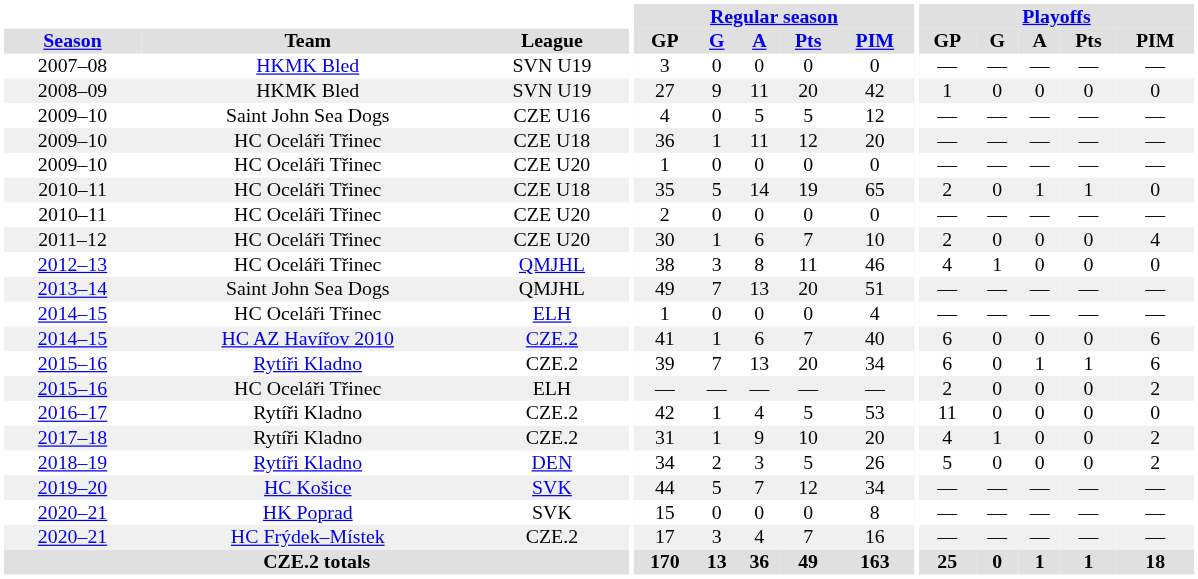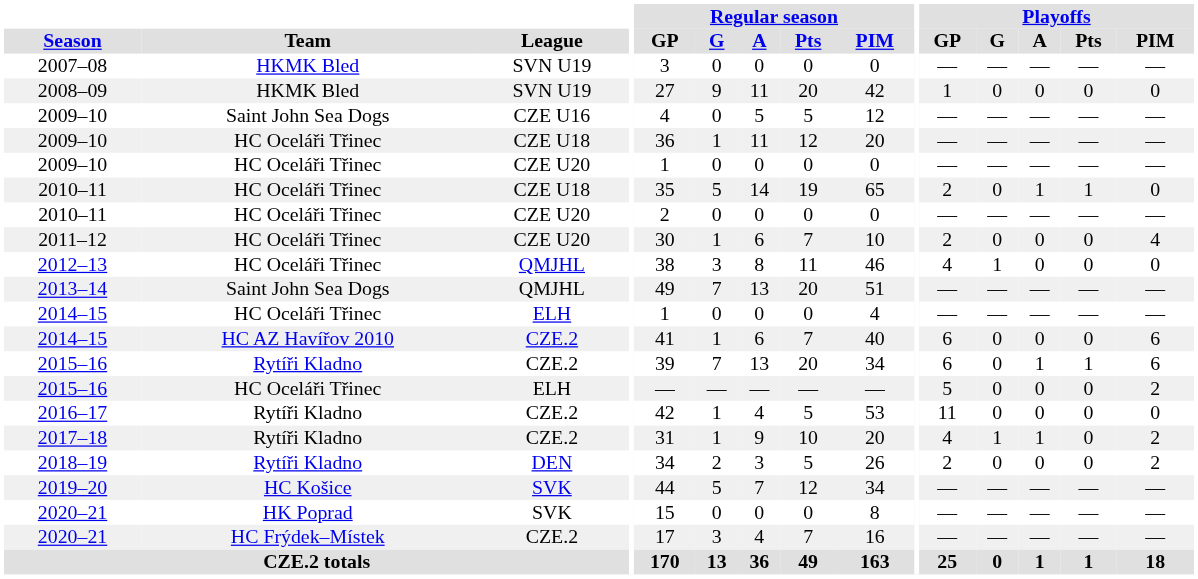(947, 388) 2 -> (947, 388) 5
(1040, 437) 0 -> (1040, 437) 1
(947, 462) 5 -> (947, 462) 2
